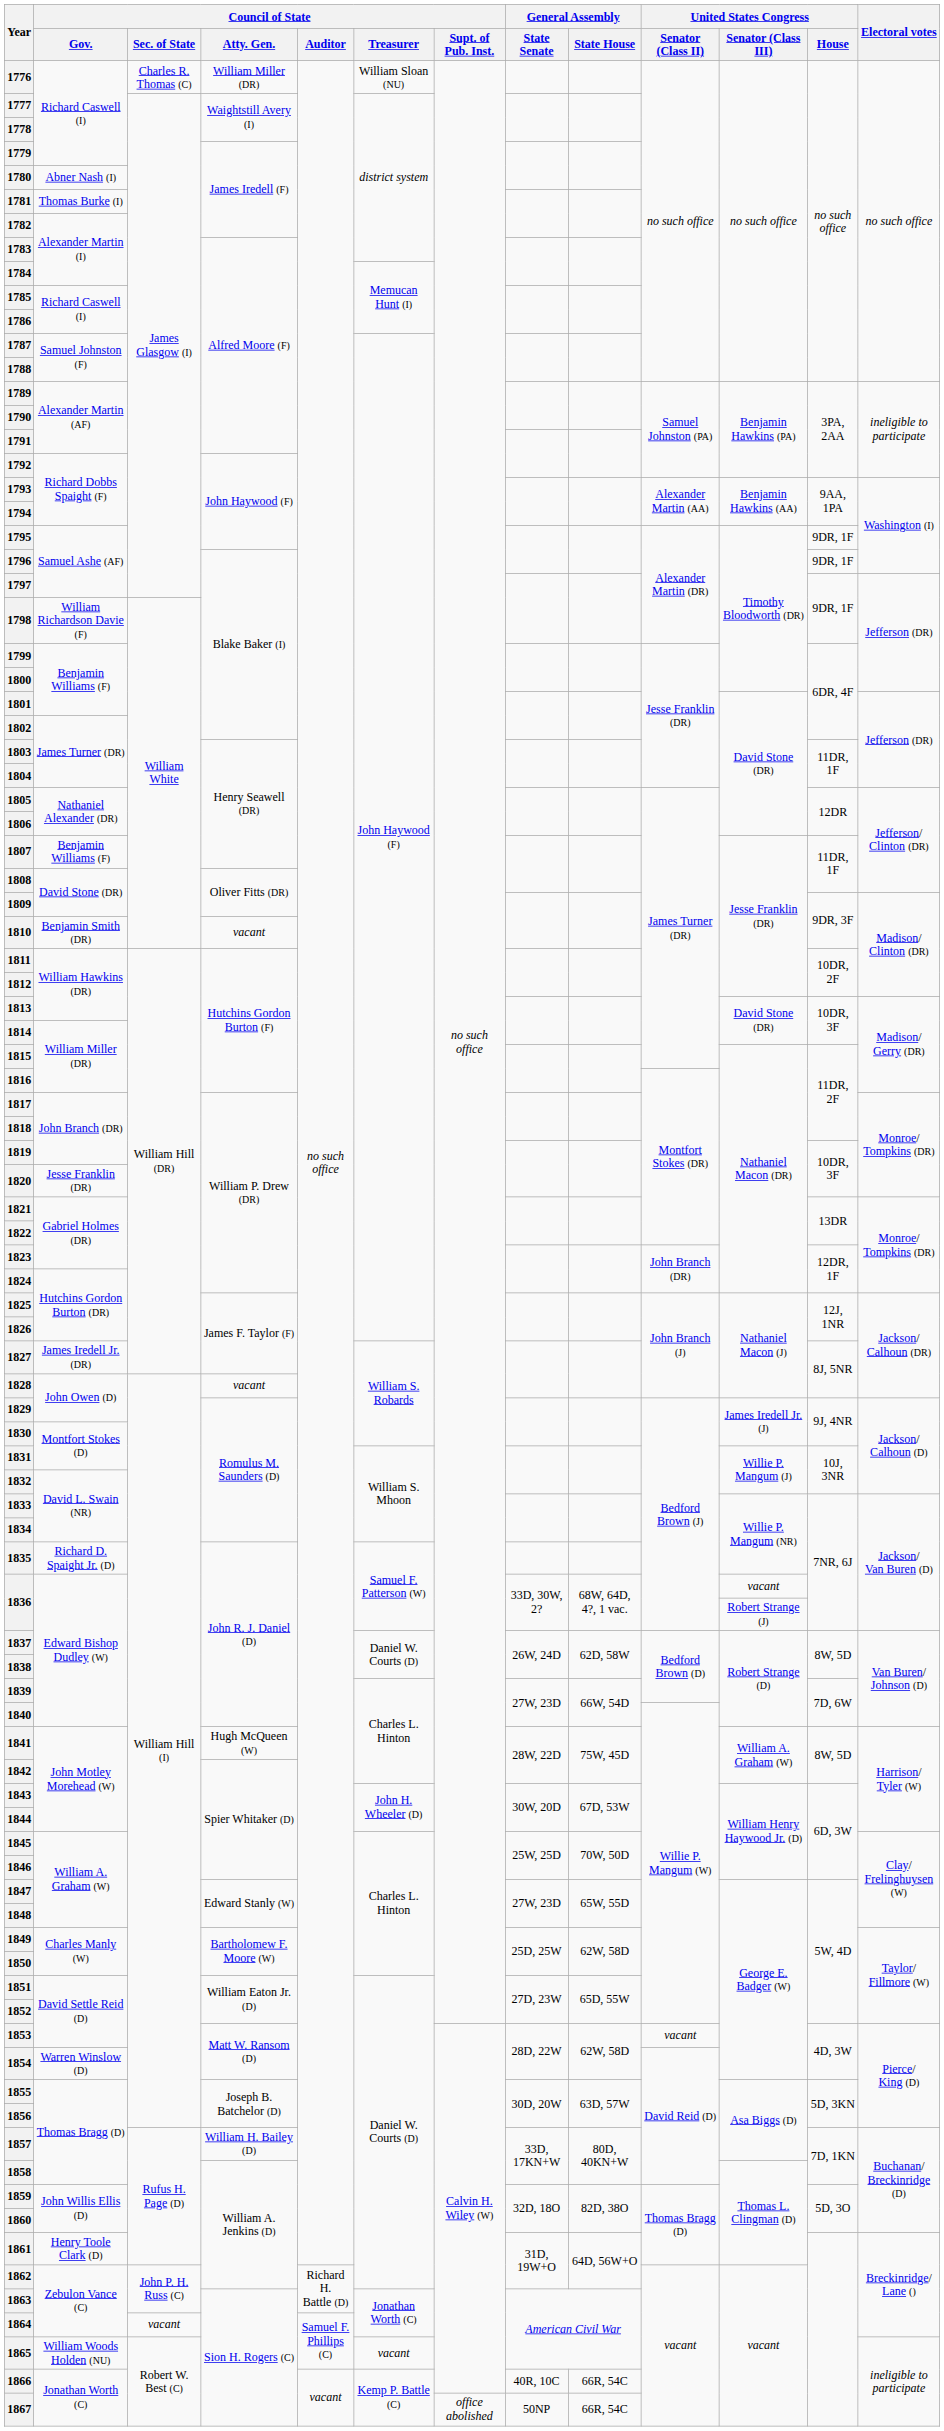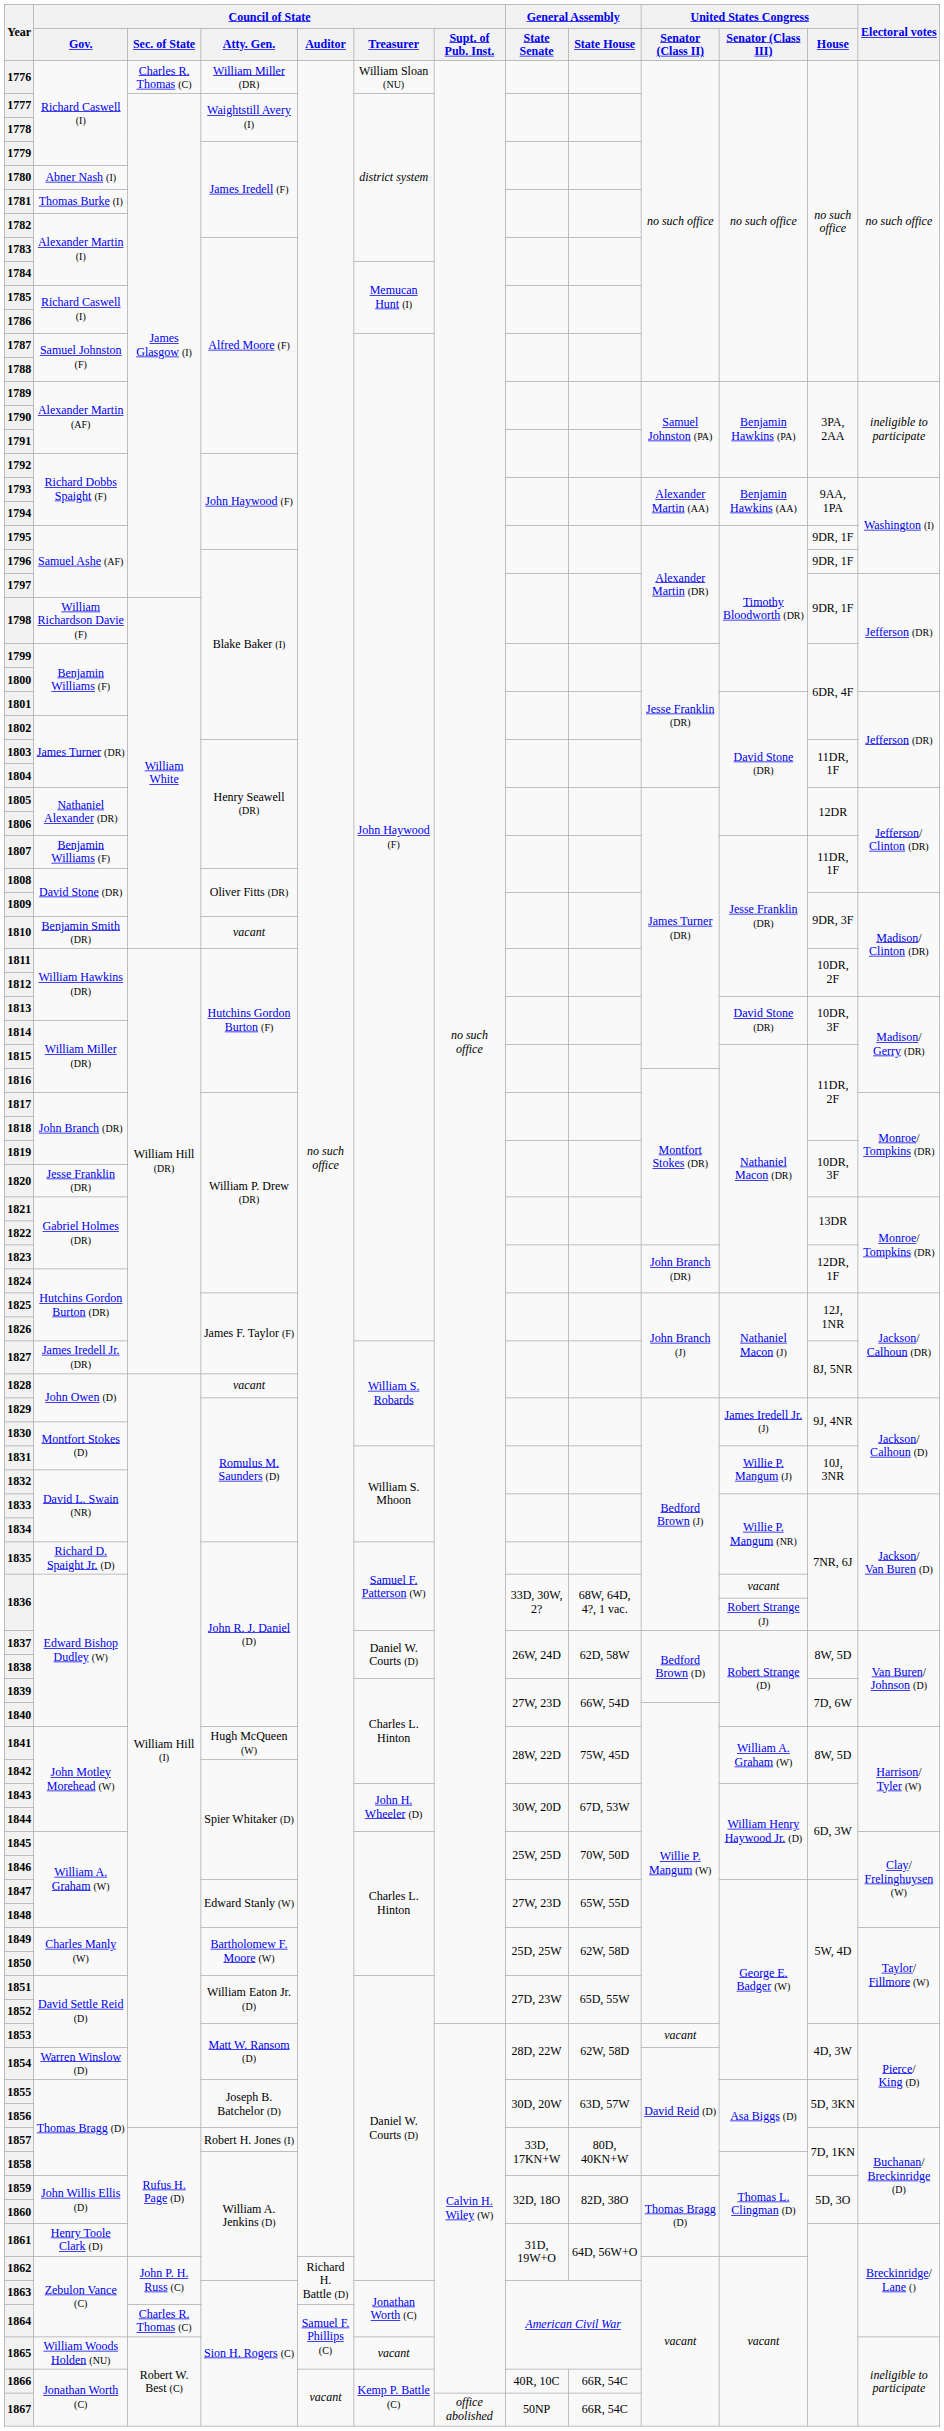(249, 2144) William H. Bailey (D) -> (249, 2139) Robert H. Jones (I)
(164, 2324) vacant -> (164, 2320) Charles R. Thomas (C)
